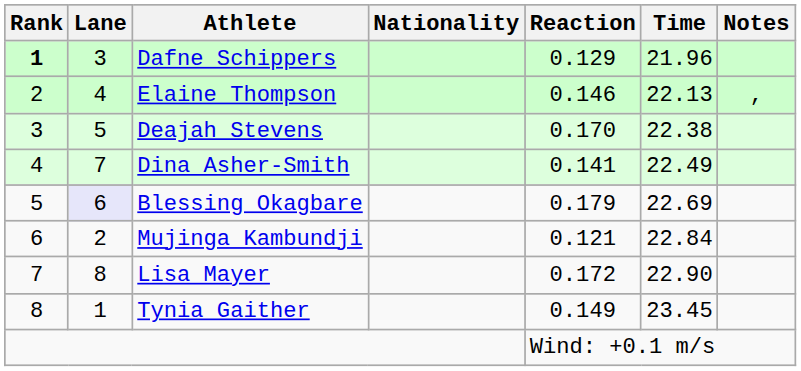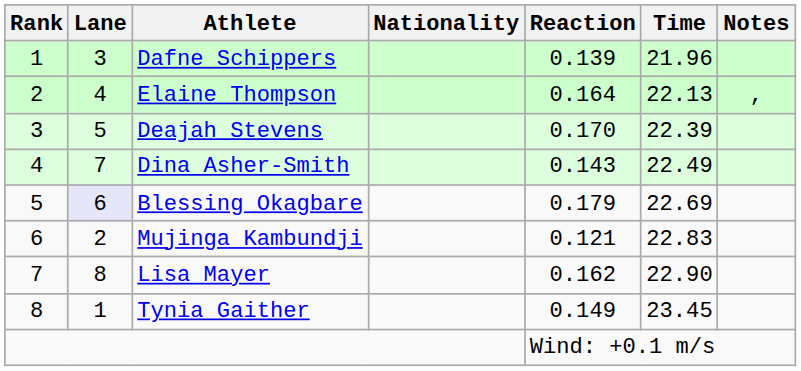(37, 59) bold -> (37, 59) normal
(583, 59) 0.129 -> (583, 59) 0.139
(583, 95) 0.146 -> (583, 95) 0.164
(679, 131) 22.38 -> (679, 131) 22.39
(583, 167) 0.141 -> (583, 167) 0.143
(679, 239) 22.84 -> (679, 239) 22.83
(583, 275) 0.172 -> (583, 275) 0.162
